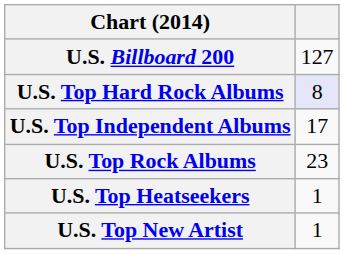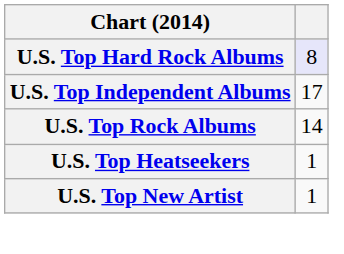- row: (150, 56)
(317, 160) 23 -> (312, 126) 14
